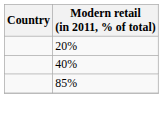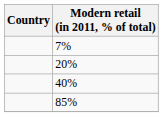+ row: (63, 45)
